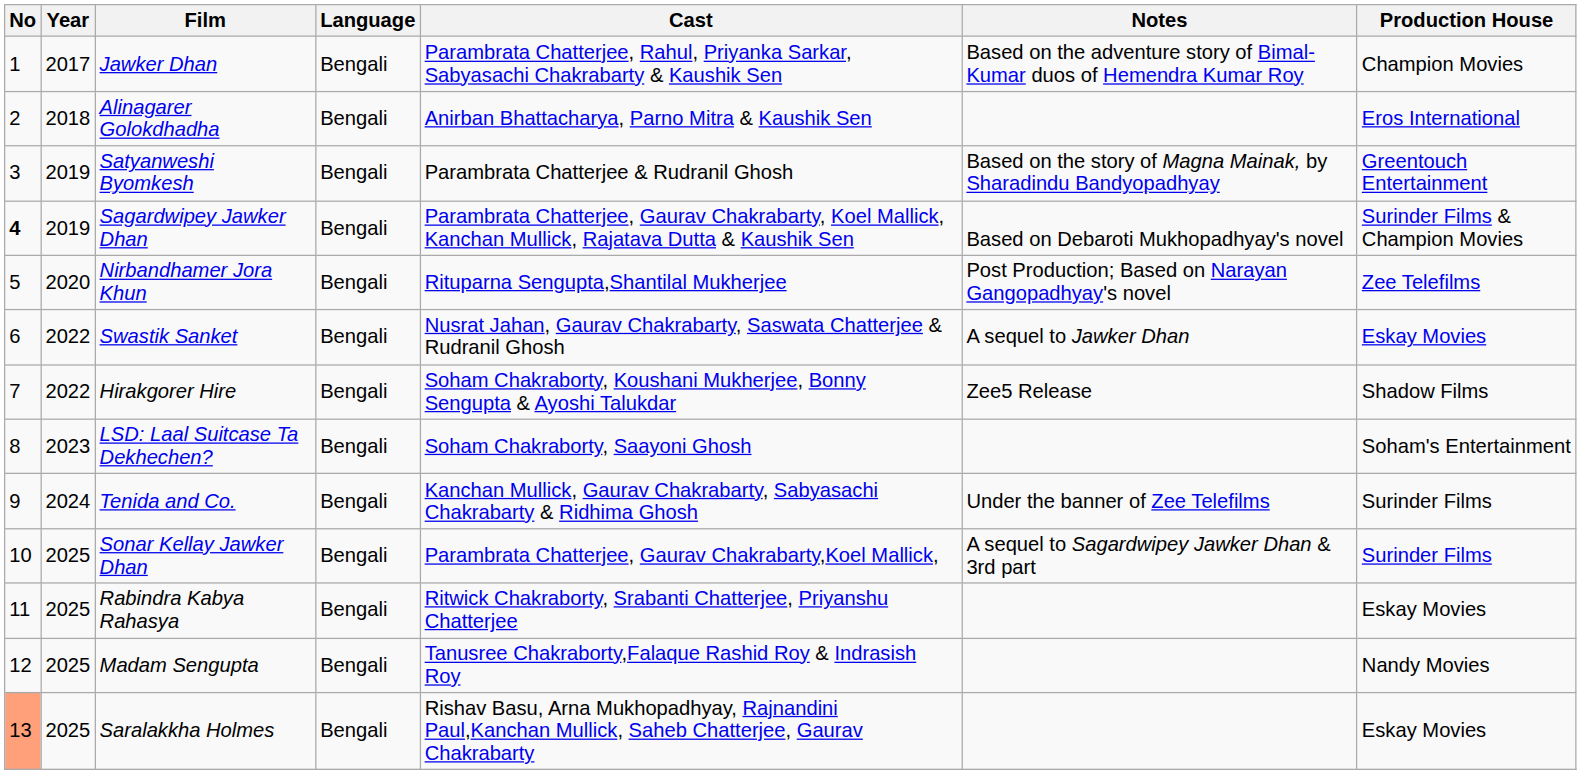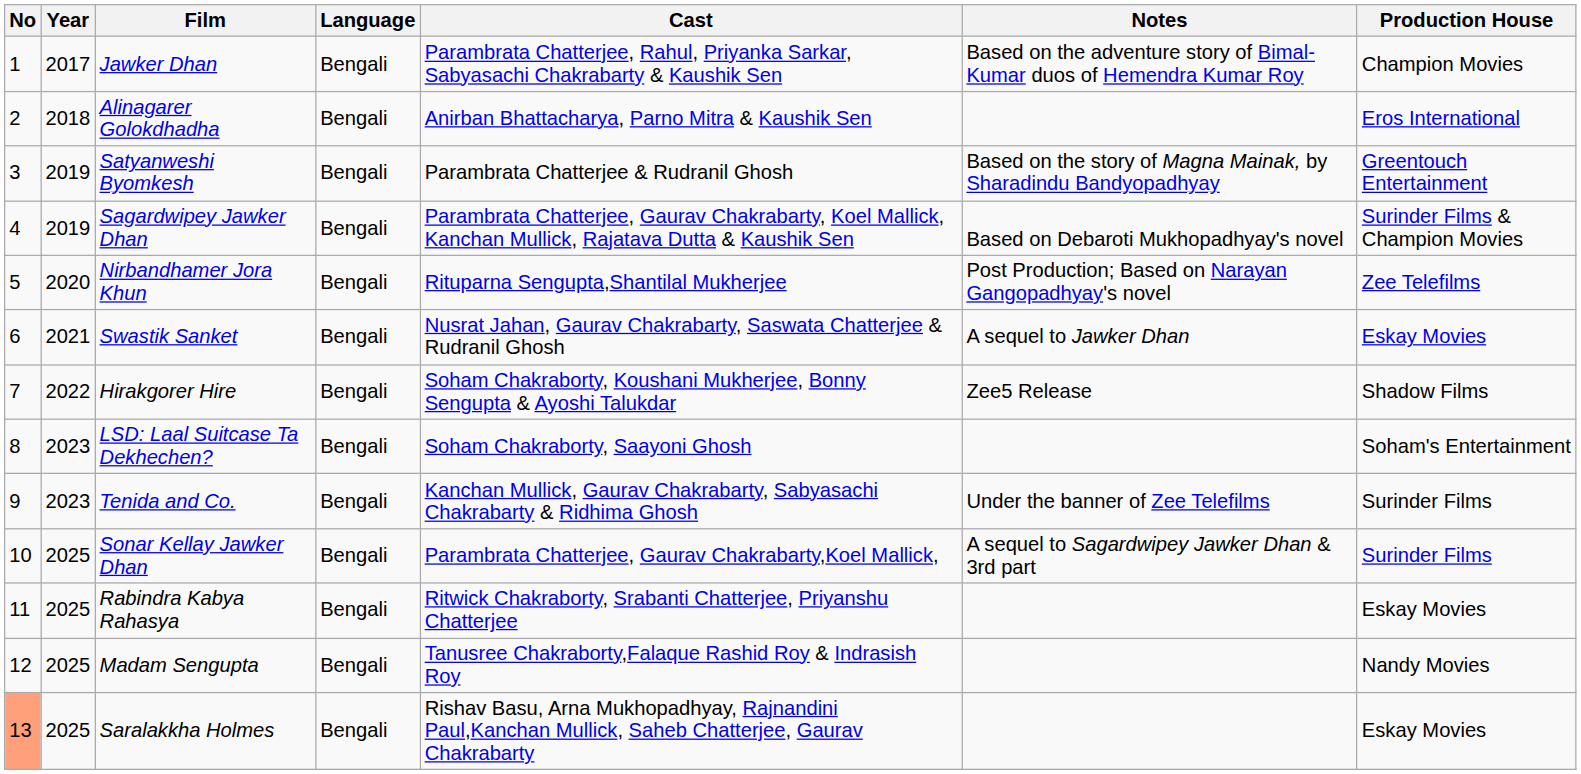(15, 227) bold -> (15, 227) normal
(68, 337) 2022 -> (68, 337) 2021
(68, 501) 2024 -> (68, 501) 2023
